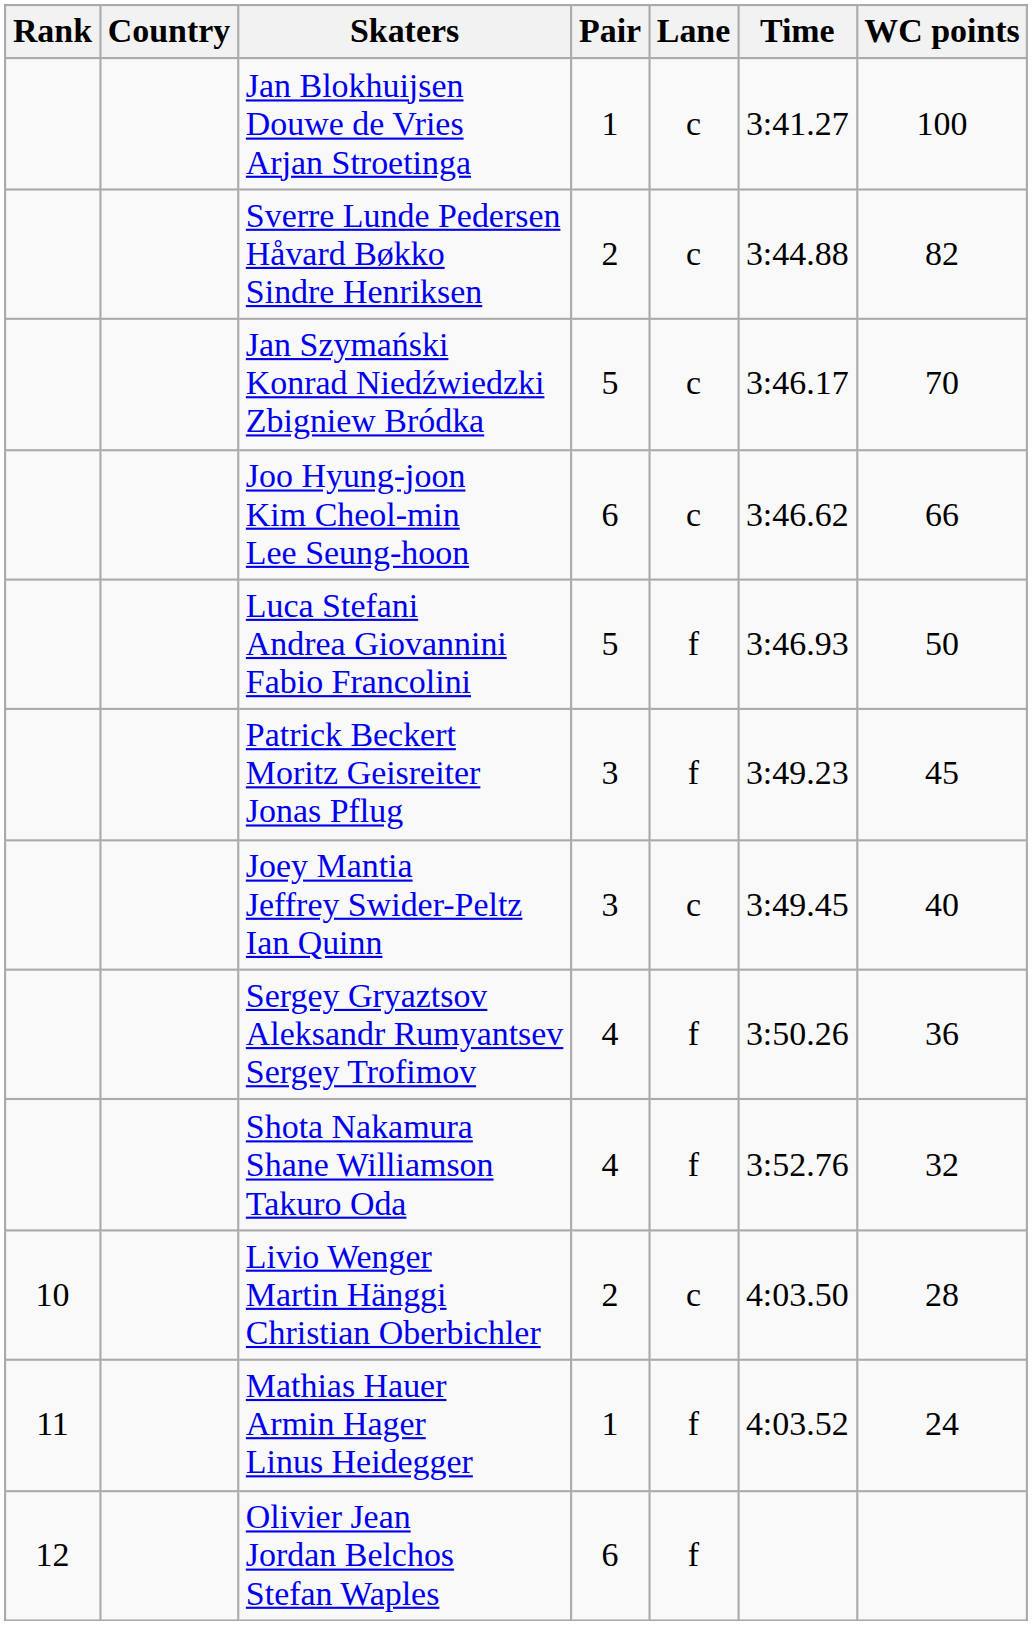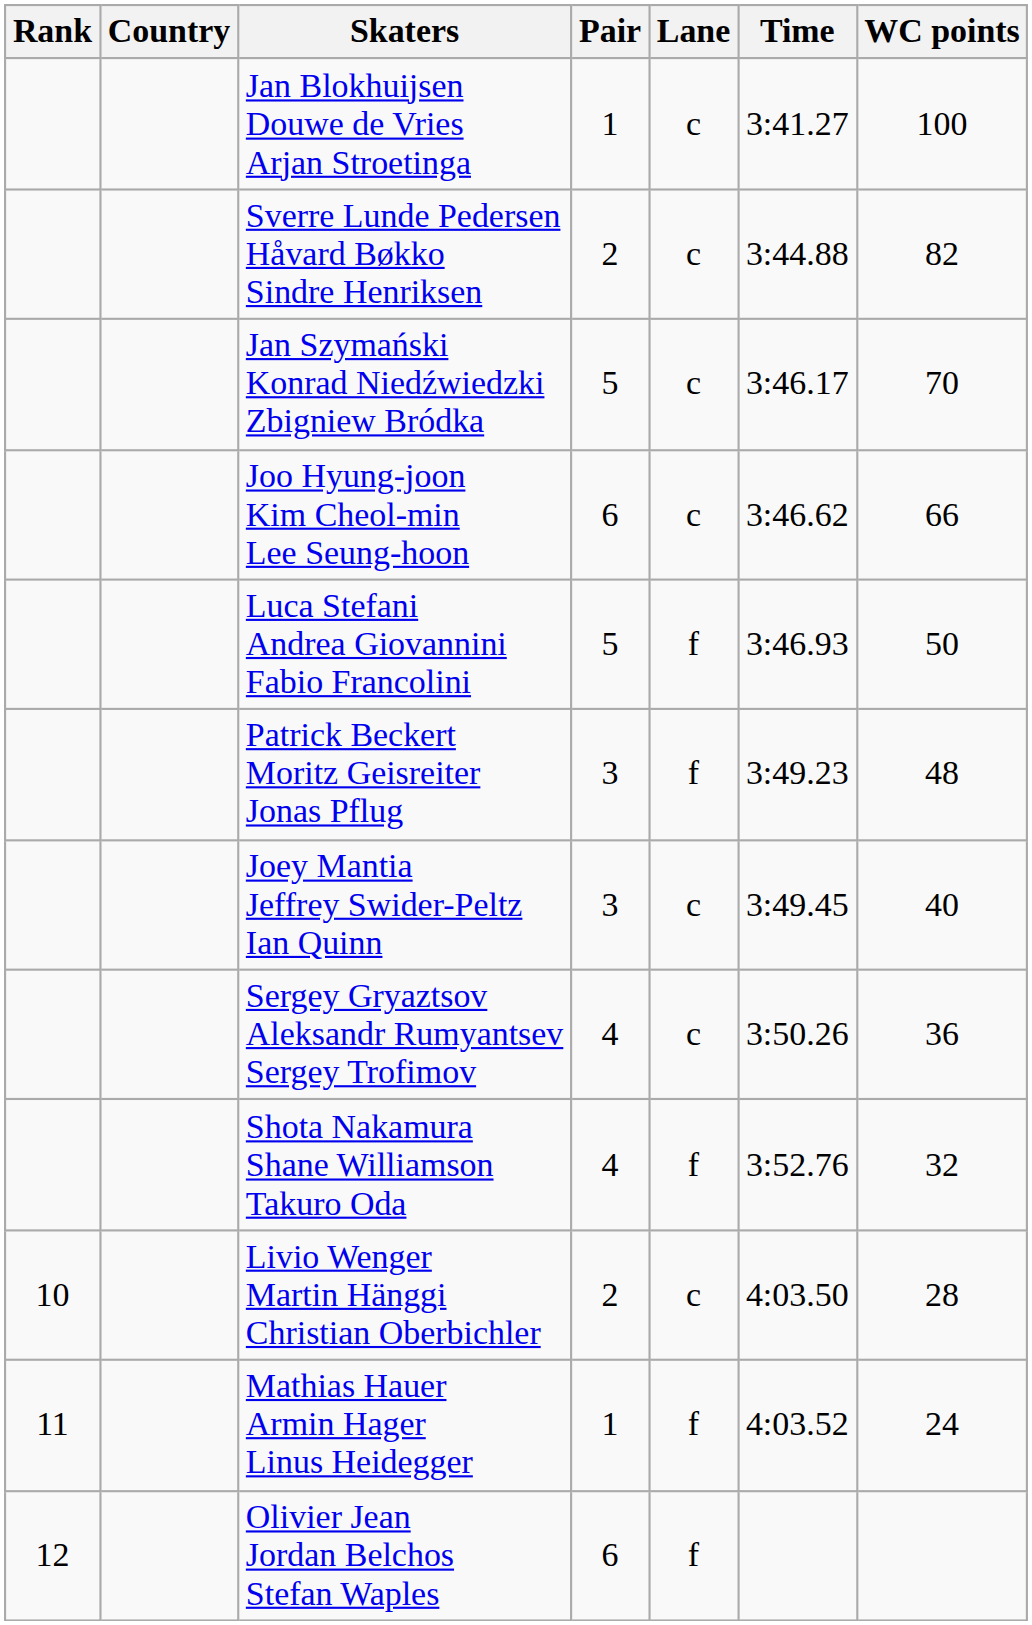(942, 773) 45 -> (942, 773) 48
(694, 1034) f -> (694, 1034) c
